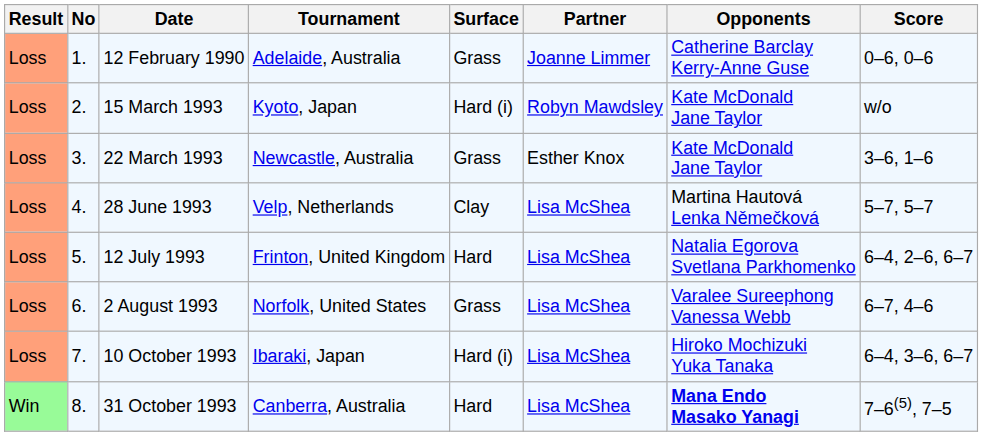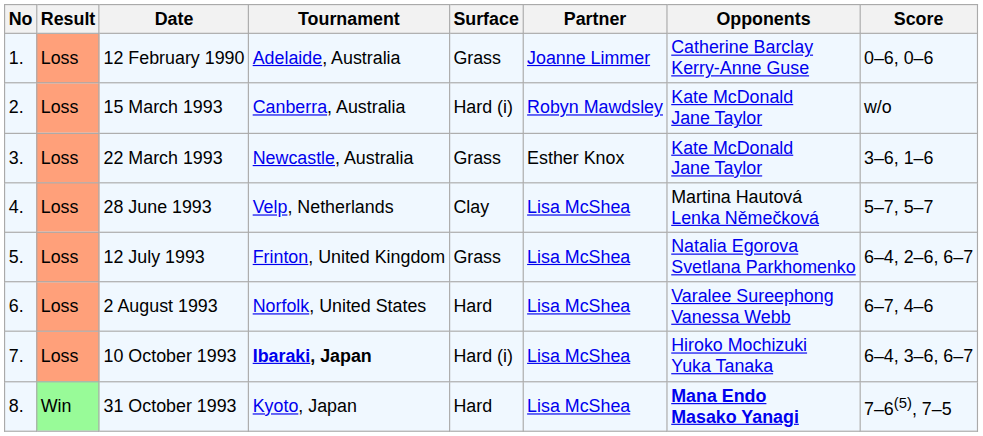columns swapped: (36, 18) <-> (83, 18)
(305, 107) Kyoto, Japan -> (329, 107) Canberra, Australia
(473, 256) Hard -> (477, 256) Grass
(477, 306) Grass -> (473, 306) Hard
(309, 355) normal -> (312, 355) bold
(329, 405) Canberra, Australia -> (305, 405) Kyoto, Japan
